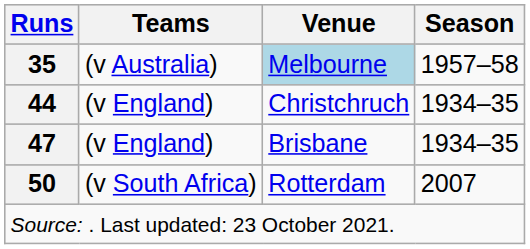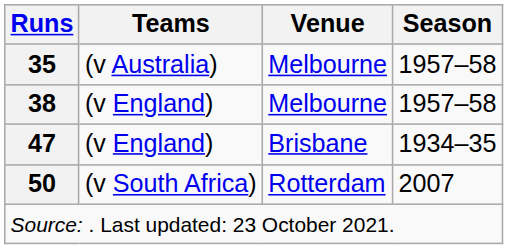(328, 64) lightblue background -> (328, 64) no background
+ row: (42, 104)
- row: (42, 104)
